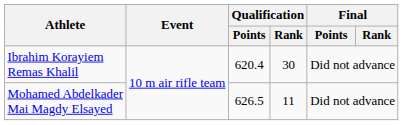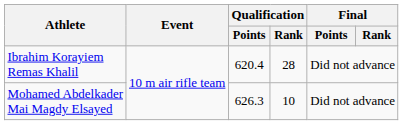(289, 64) 30 -> (289, 64) 28
(249, 101) 626.5 -> (249, 101) 626.3
(289, 101) 11 -> (289, 101) 10
